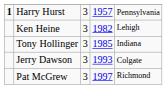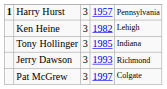(129, 60) Colgate -> (134, 60) Richmond
(134, 76) Richmond -> (129, 76) Colgate
